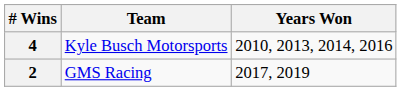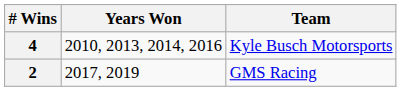columns swapped: (146, 18) <-> (314, 18)
